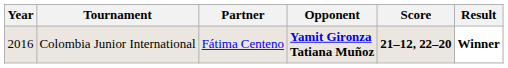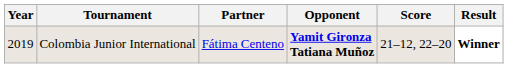(20, 44) 2016 -> (20, 44) 2019
(416, 44) bold -> (416, 44) normal
